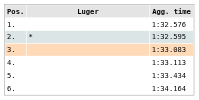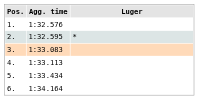columns swapped: (88, 11) <-> (172, 11)
